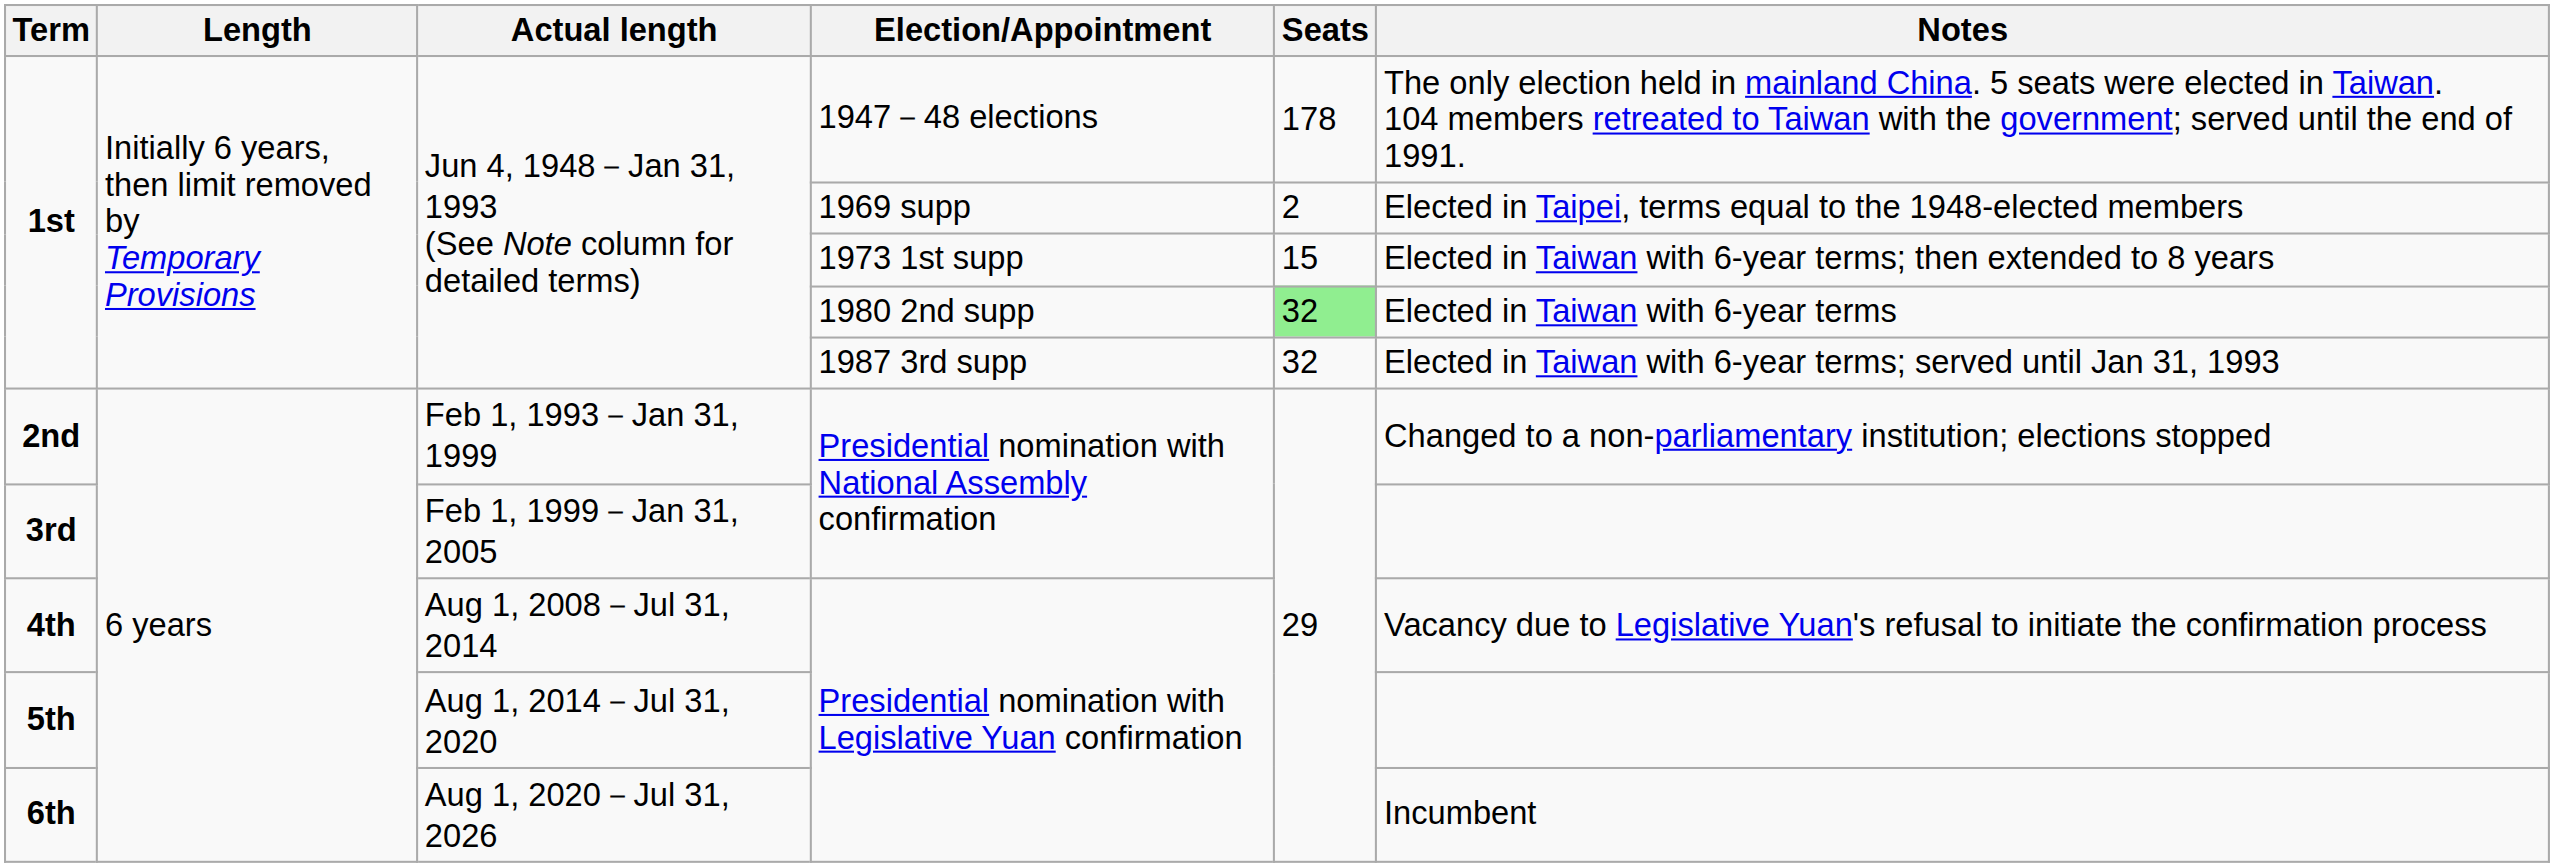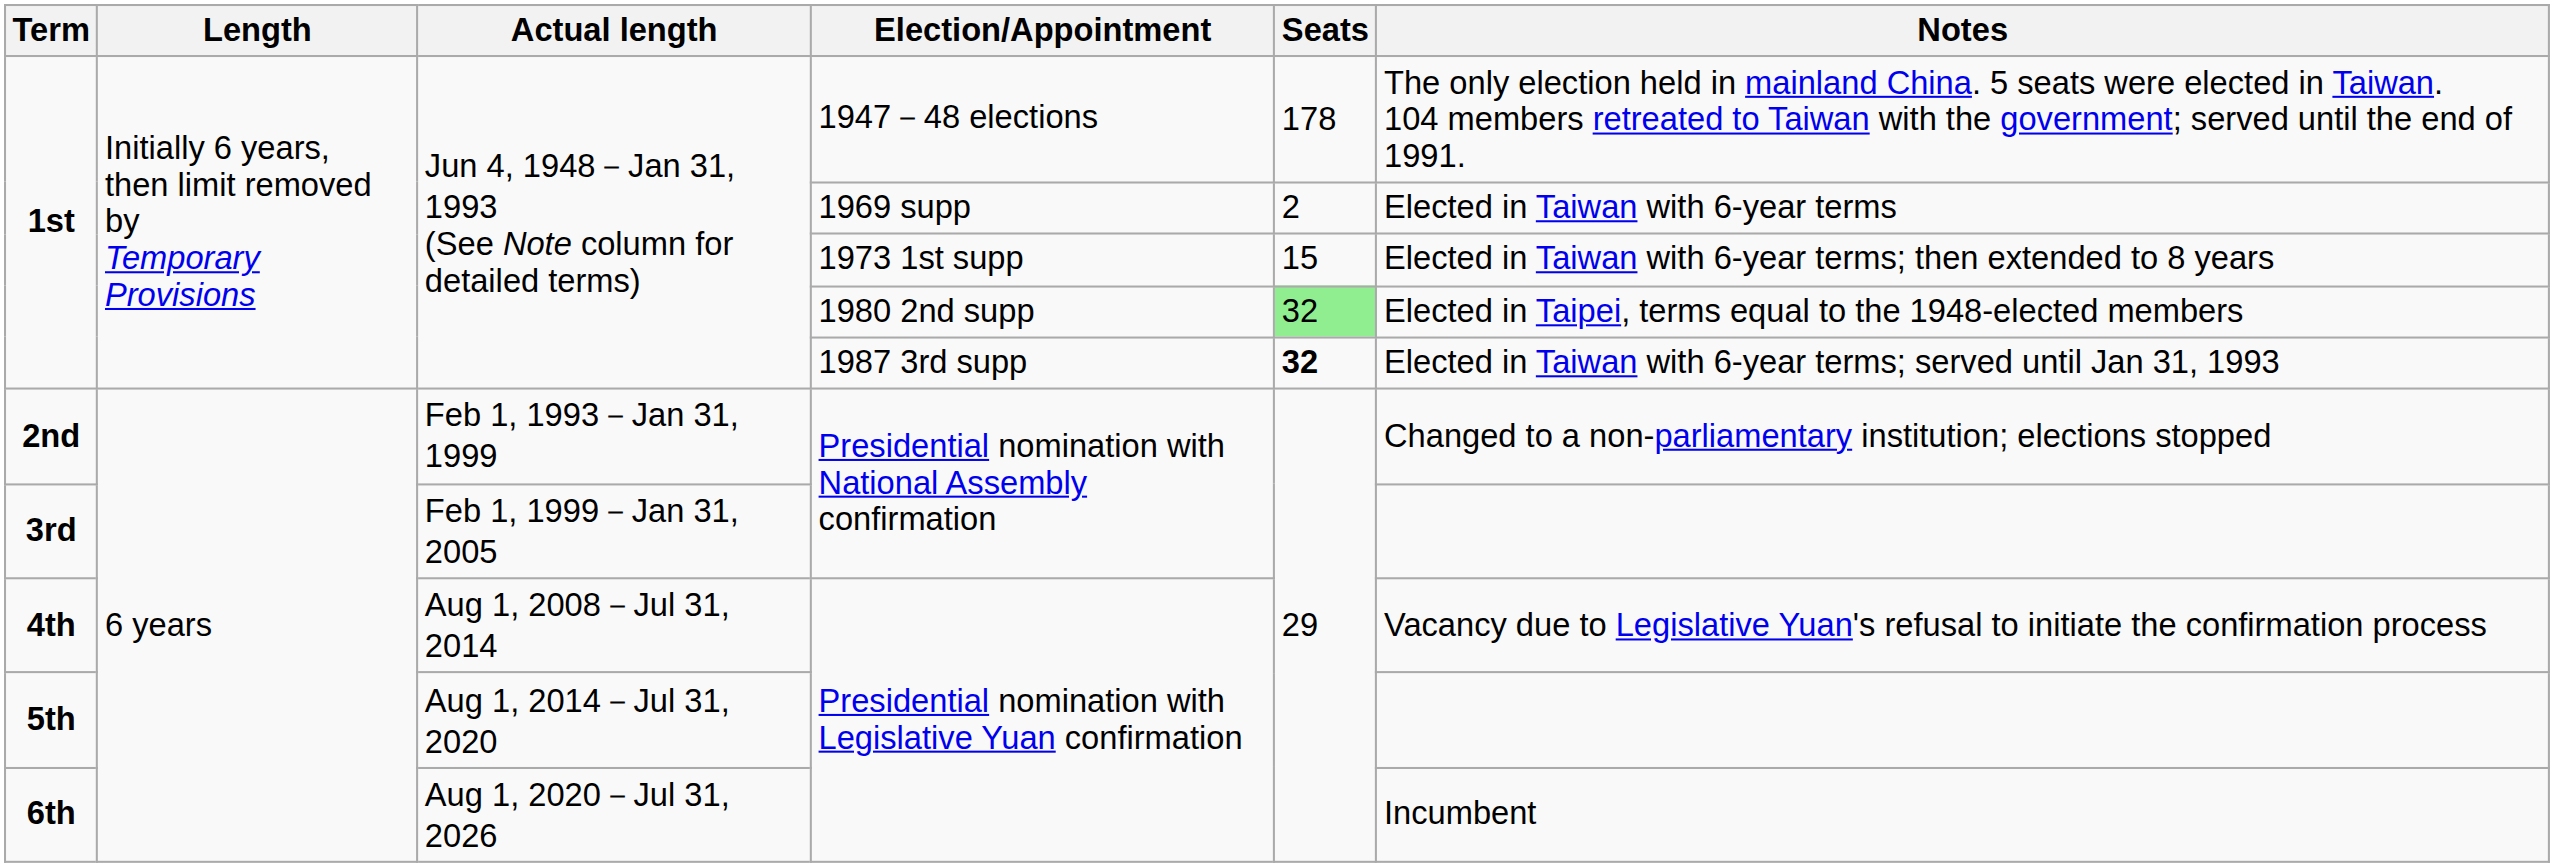(1814, 207) Elected in Taipei, terms equal to the 1948-elected members -> (1640, 207) Elected in Taiwan with 6-year terms
(1640, 310) Elected in Taiwan with 6-year terms -> (1814, 310) Elected in Taipei, terms equal to the 1948-elected members
(1300, 362) normal -> (1300, 362) bold
